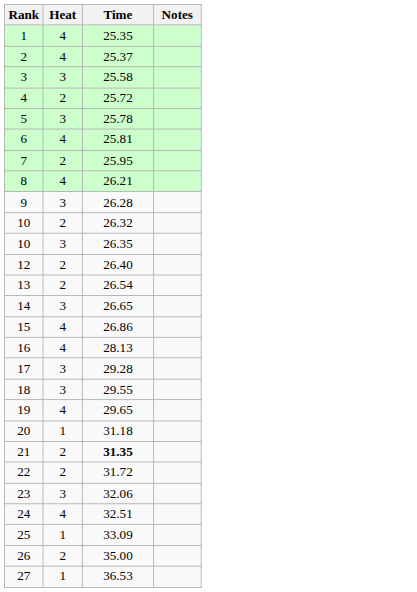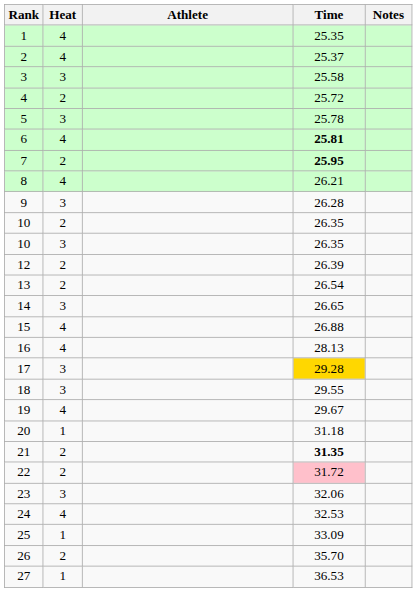+ column: (188, 14)
(118, 139) normal -> (329, 139) bold
(118, 160) normal -> (329, 160) bold
(118, 222) 26.32 -> (329, 222) 26.35
(118, 264) 26.40 -> (329, 264) 26.39
(118, 327) 26.86 -> (329, 327) 26.88
(118, 368) no background -> (329, 368) gold background
(118, 410) 29.65 -> (329, 410) 29.67
(118, 472) no background -> (329, 472) pink background
(118, 514) 32.51 -> (329, 514) 32.53
(118, 555) 35.00 -> (329, 555) 35.70
